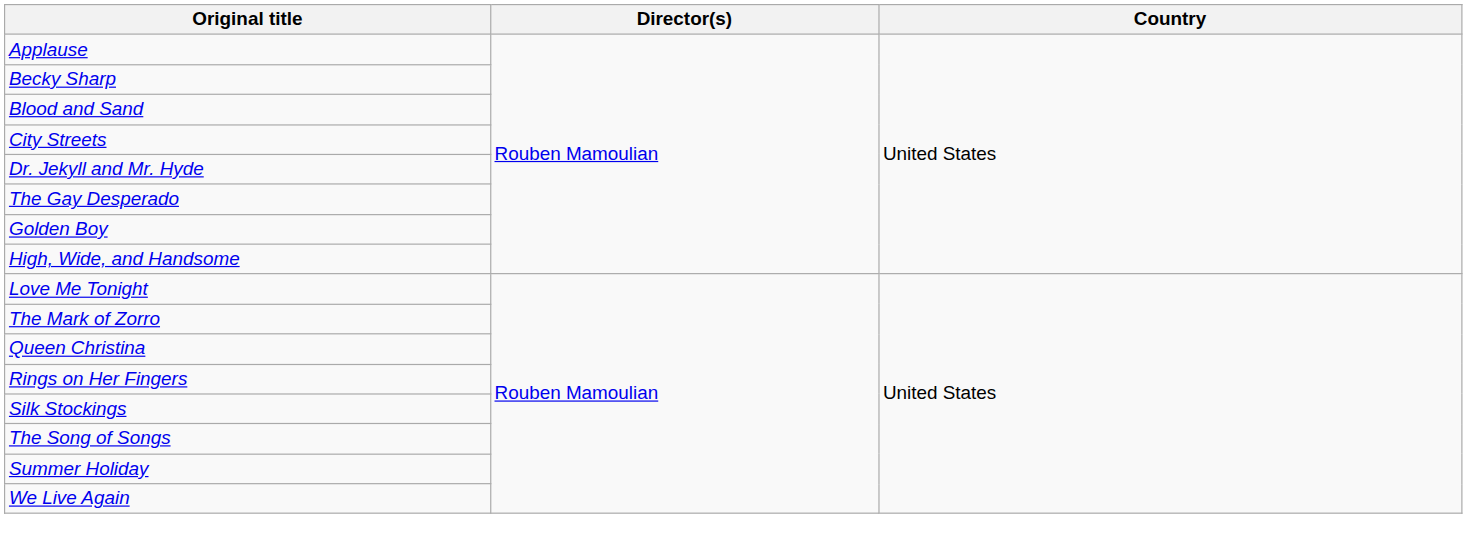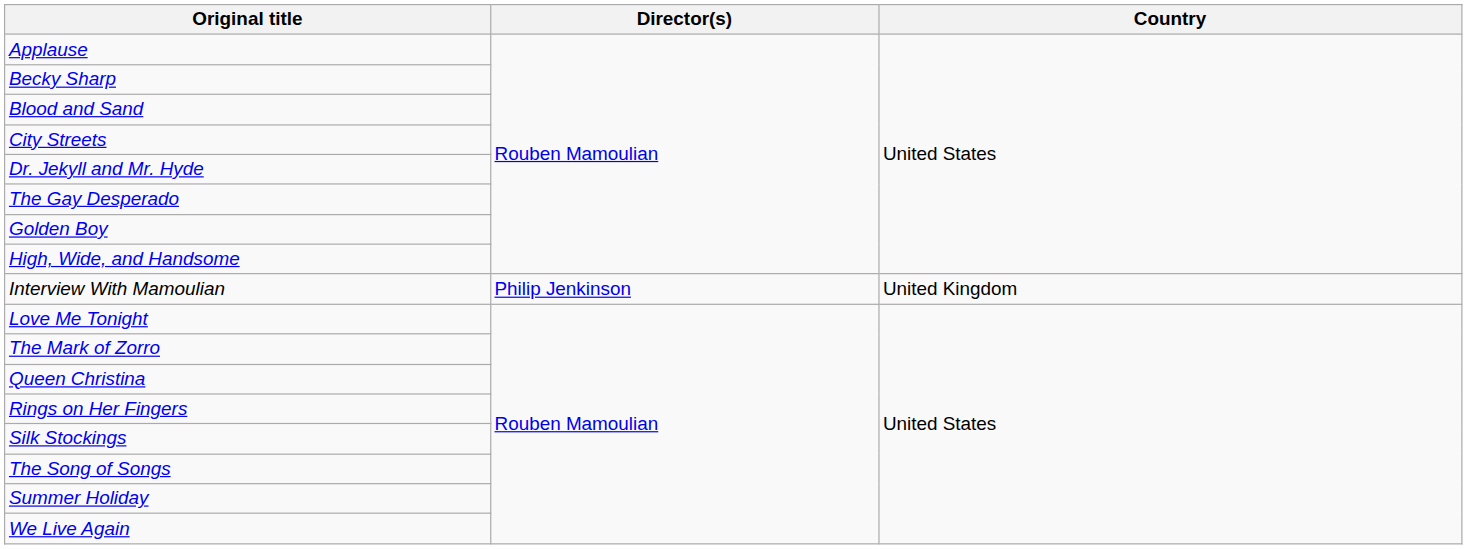+ row: (117, 288)
